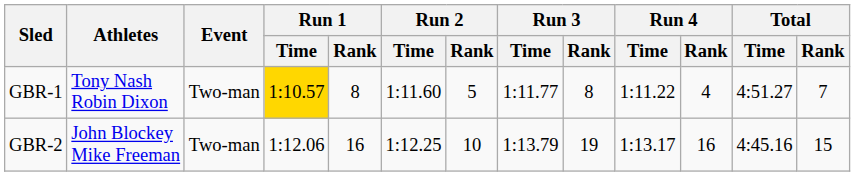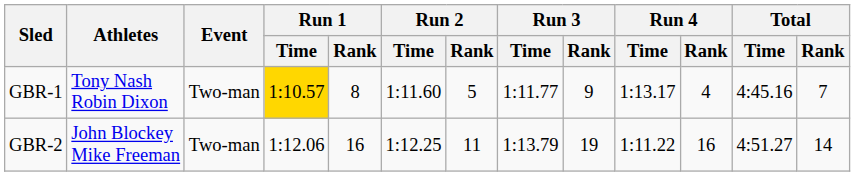(589, 92) 8 -> (589, 92) 9
(647, 92) 1:11.22 -> (647, 92) 1:13.17
(764, 92) 4:51.27 -> (764, 92) 4:45.16
(472, 145) 10 -> (472, 145) 11
(647, 145) 1:13.17 -> (647, 145) 1:11.22
(764, 145) 4:45.16 -> (764, 145) 4:51.27
(823, 145) 15 -> (823, 145) 14
